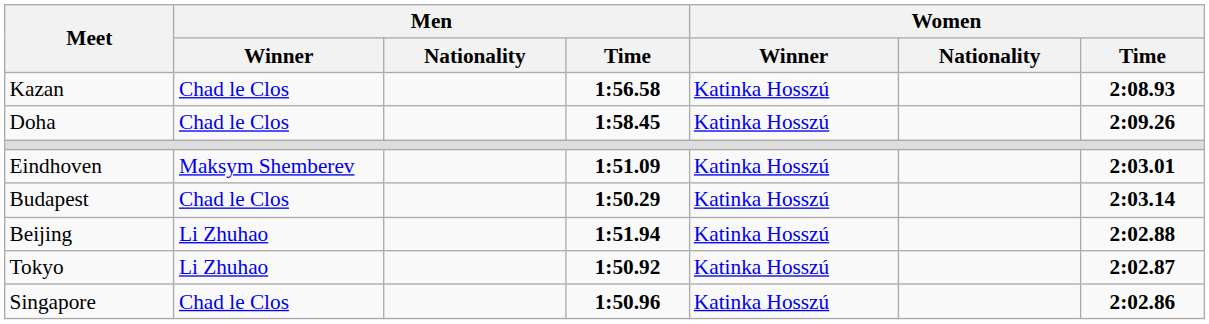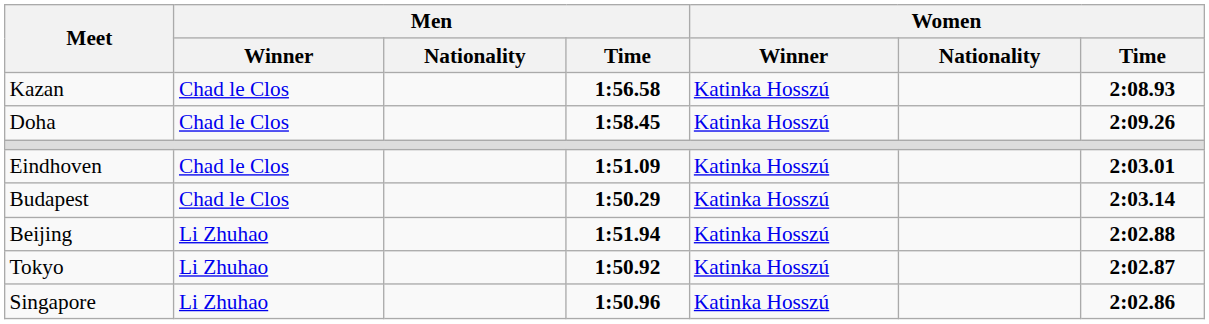(267, 166) Maksym Shemberev -> (234, 166) Chad le Clos
(234, 301) Chad le Clos -> (224, 301) Li Zhuhao
